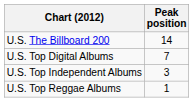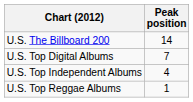(167, 72) 3 -> (167, 72) 4
